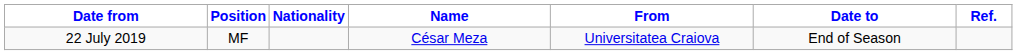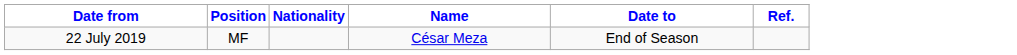- column: (652, 16)
